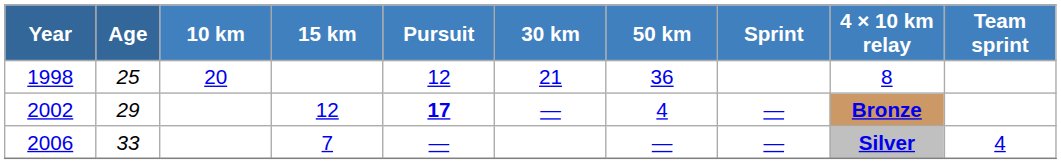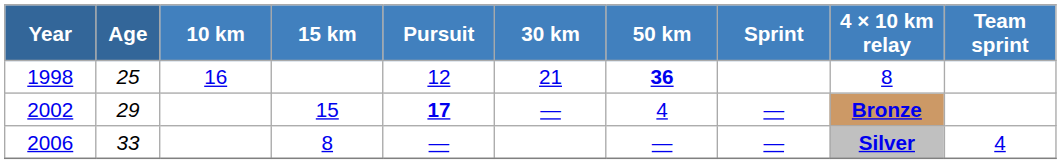(216, 77) 20 -> (216, 77) 16
(662, 77) normal -> (662, 77) bold
(327, 110) 12 -> (327, 110) 15
(327, 143) 7 -> (327, 143) 8
